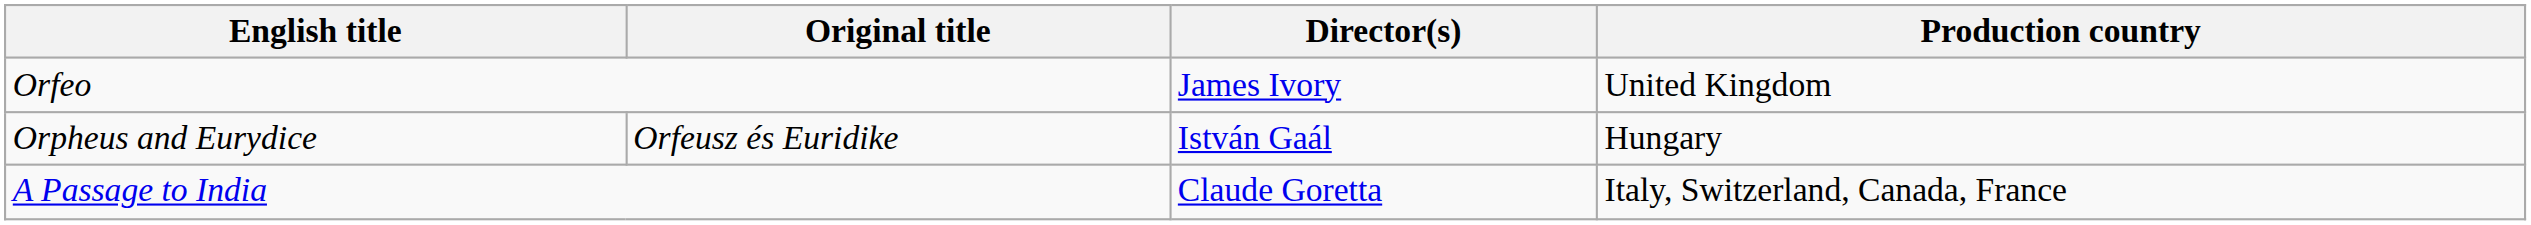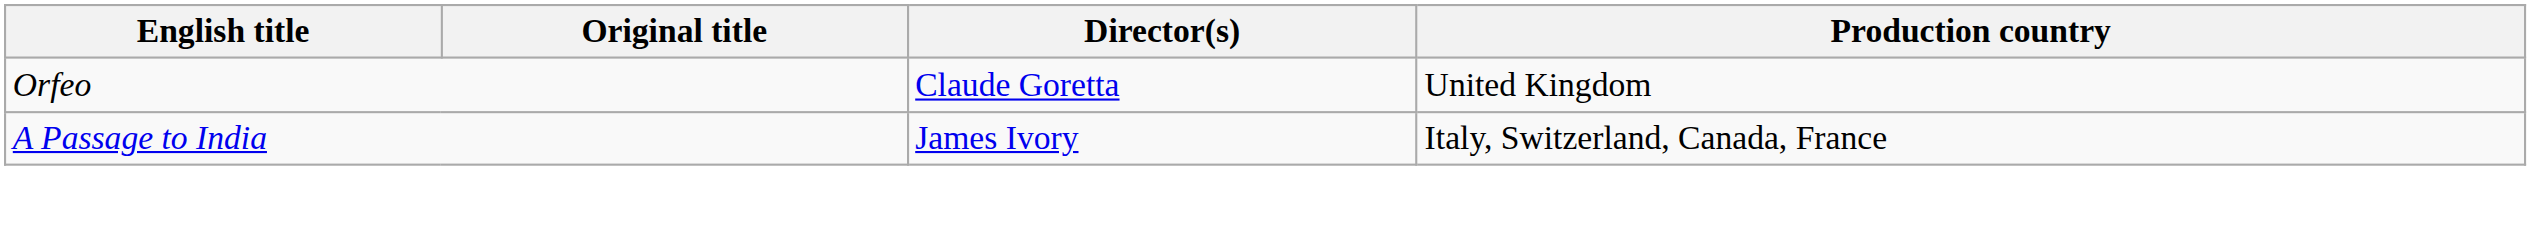(1260, 84) James Ivory -> (1017, 84) Claude Goretta
- row: (165, 137)
(1280, 191) Claude Goretta -> (997, 137) James Ivory
